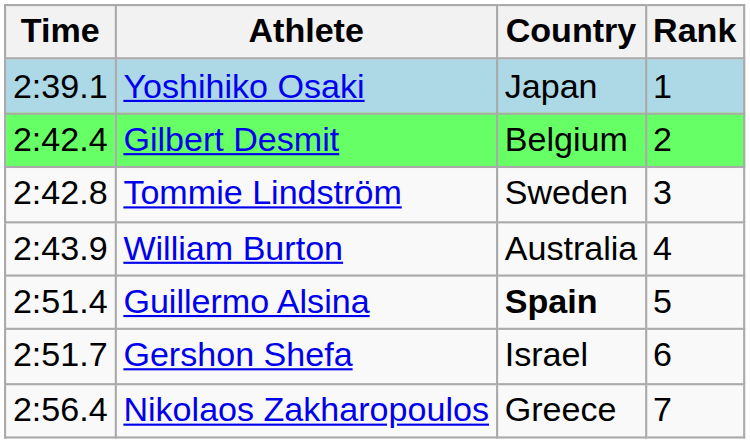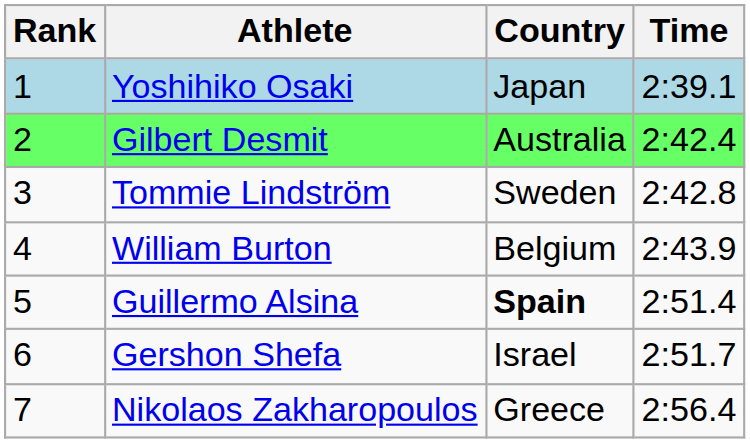columns swapped: (695, 31) <-> (60, 31)
(566, 139) Belgium -> (560, 139) Australia
(571, 247) Australia -> (555, 247) Belgium
